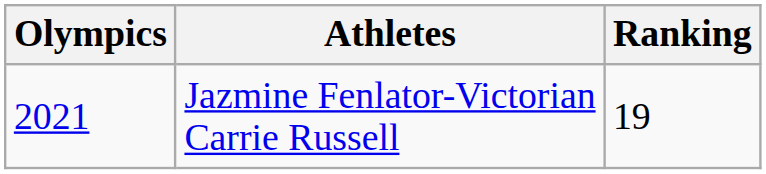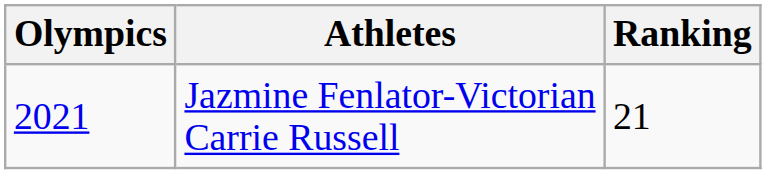(632, 115) 19 -> (632, 115) 21
